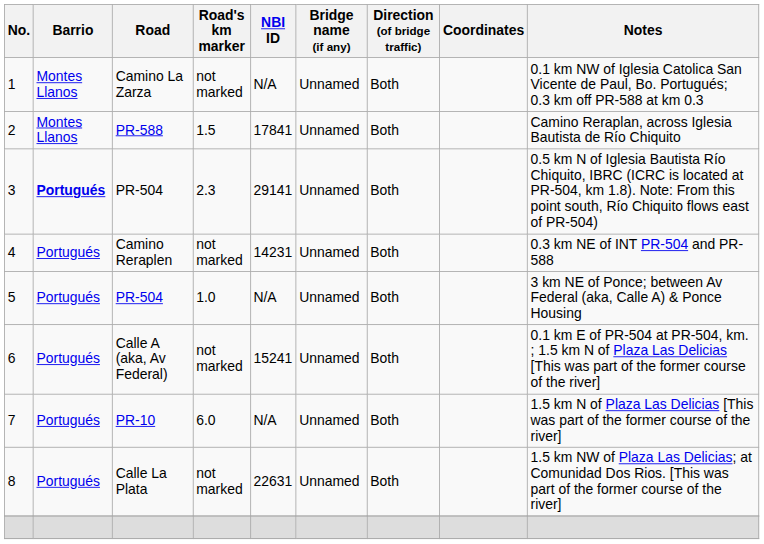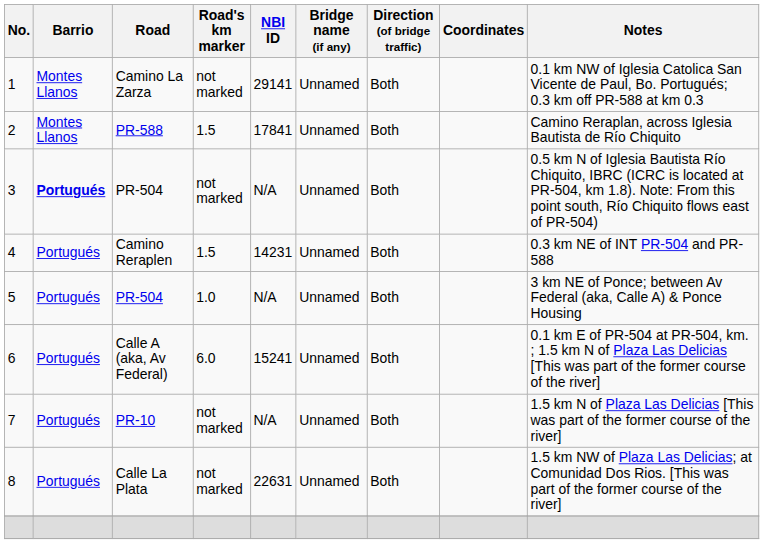(265, 84) N/A -> (273, 84) 29141
(206, 191) 2.3 -> (219, 191) not marked
(273, 191) 29141 -> (265, 191) N/A
(219, 252) not marked -> (206, 252) 1.5
(219, 359) not marked -> (206, 359) 6.0
(206, 420) 6.0 -> (219, 420) not marked
